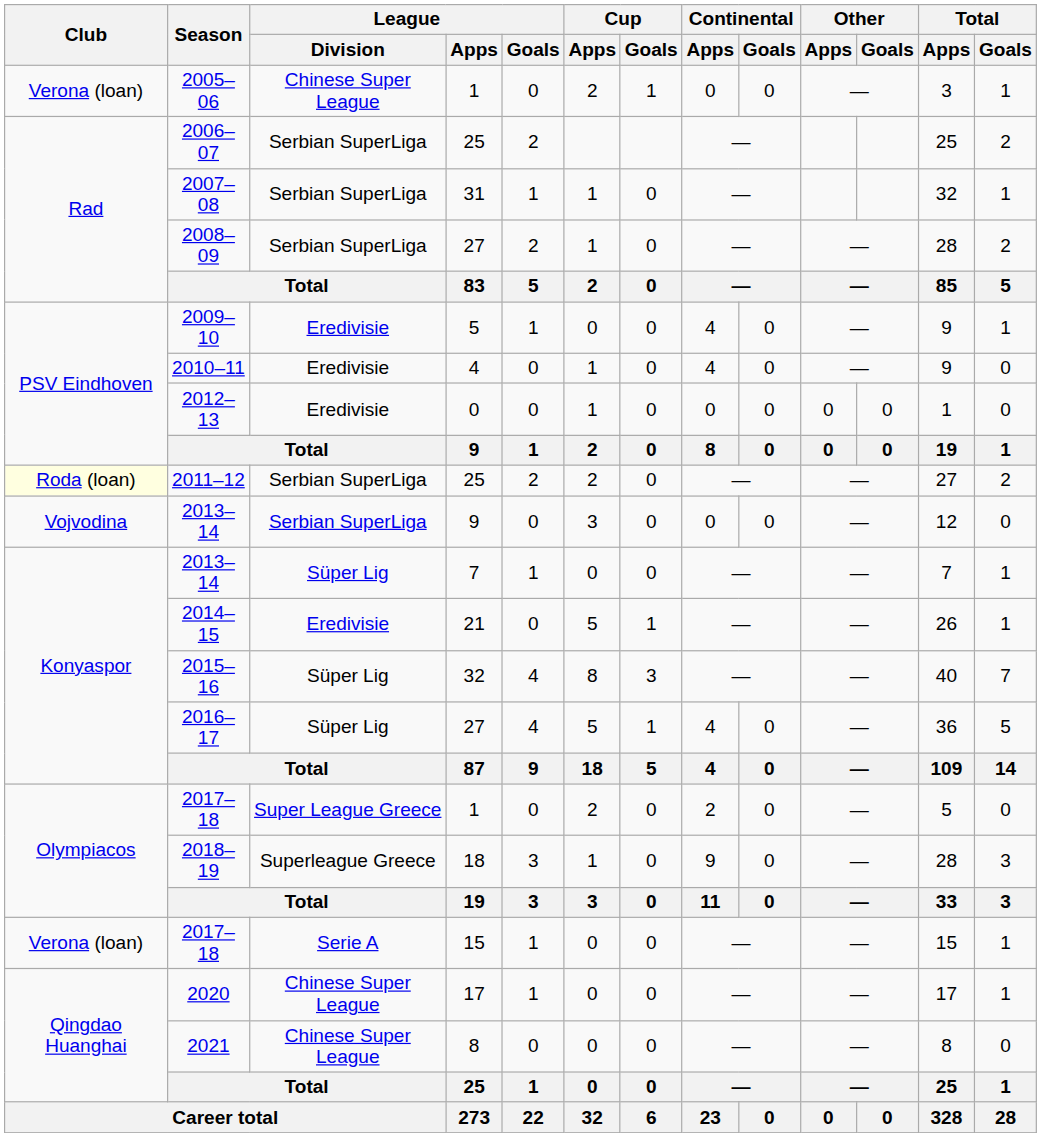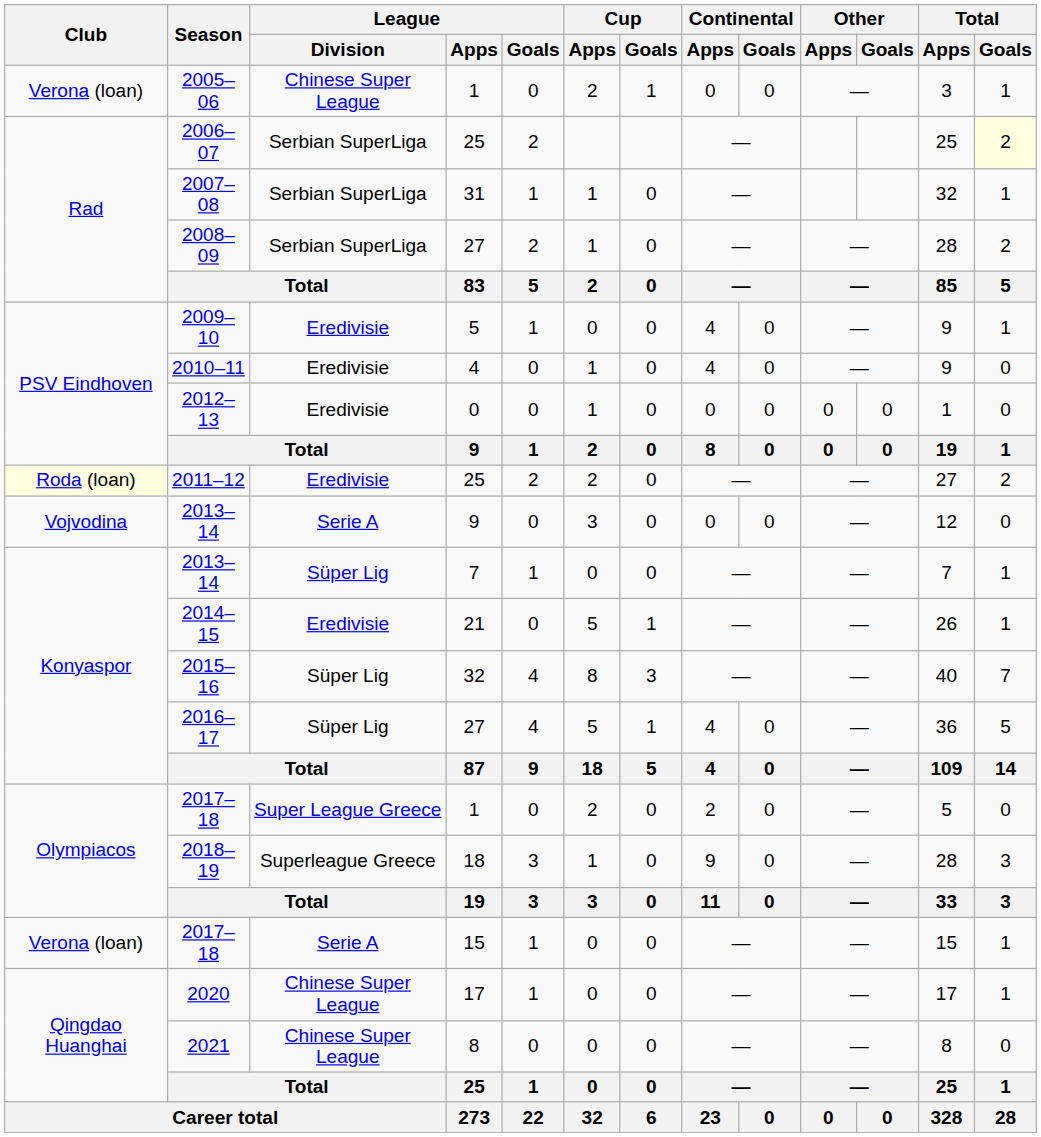(1005, 142) no background -> (1005, 142) lightyellow background
(348, 480) Serbian SuperLiga -> (348, 480) Eredivisie
(348, 521) Serbian SuperLiga -> (348, 521) Serie A
